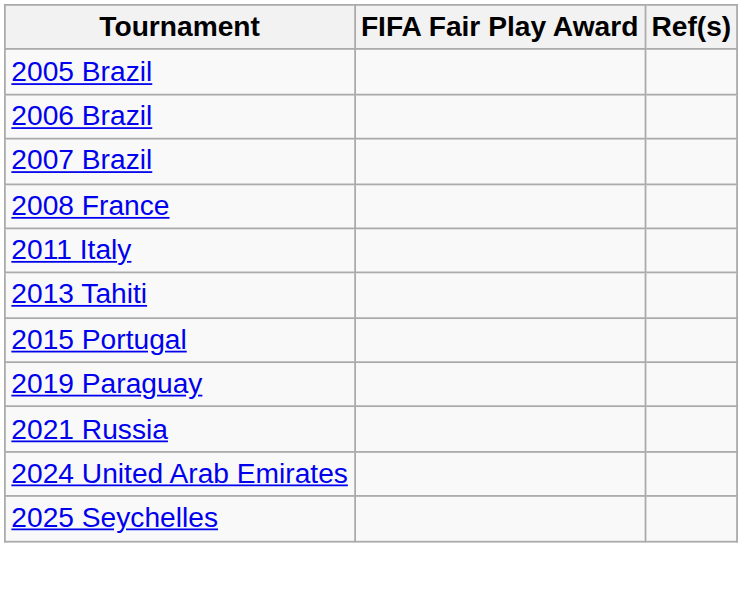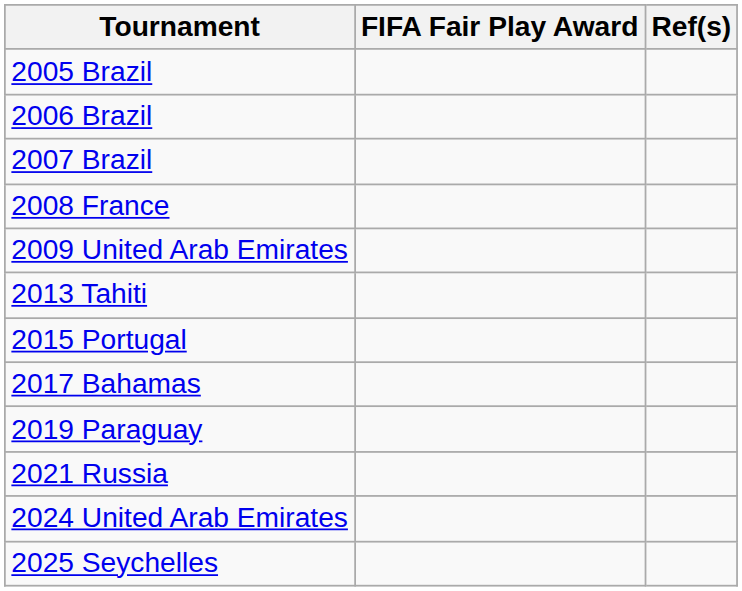+ row: (180, 250)
- row: (71, 250)
+ row: (106, 384)
